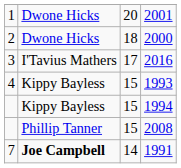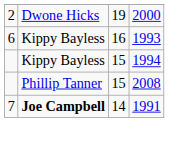- row: (158, 15)
(130, 38) 18 -> (119, 15) 19
- row: (158, 60)
(11, 83) 4 -> (11, 38) 6
(130, 83) 15 -> (119, 38) 16
